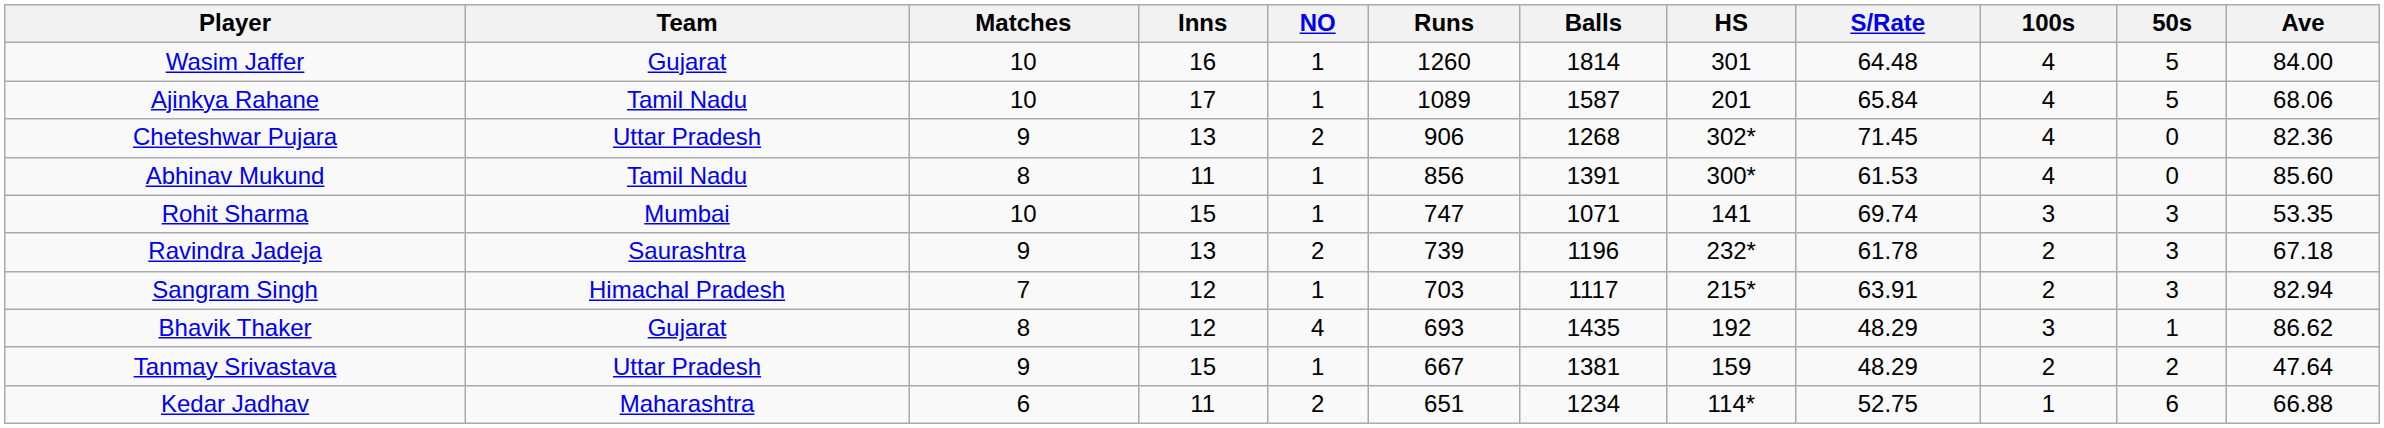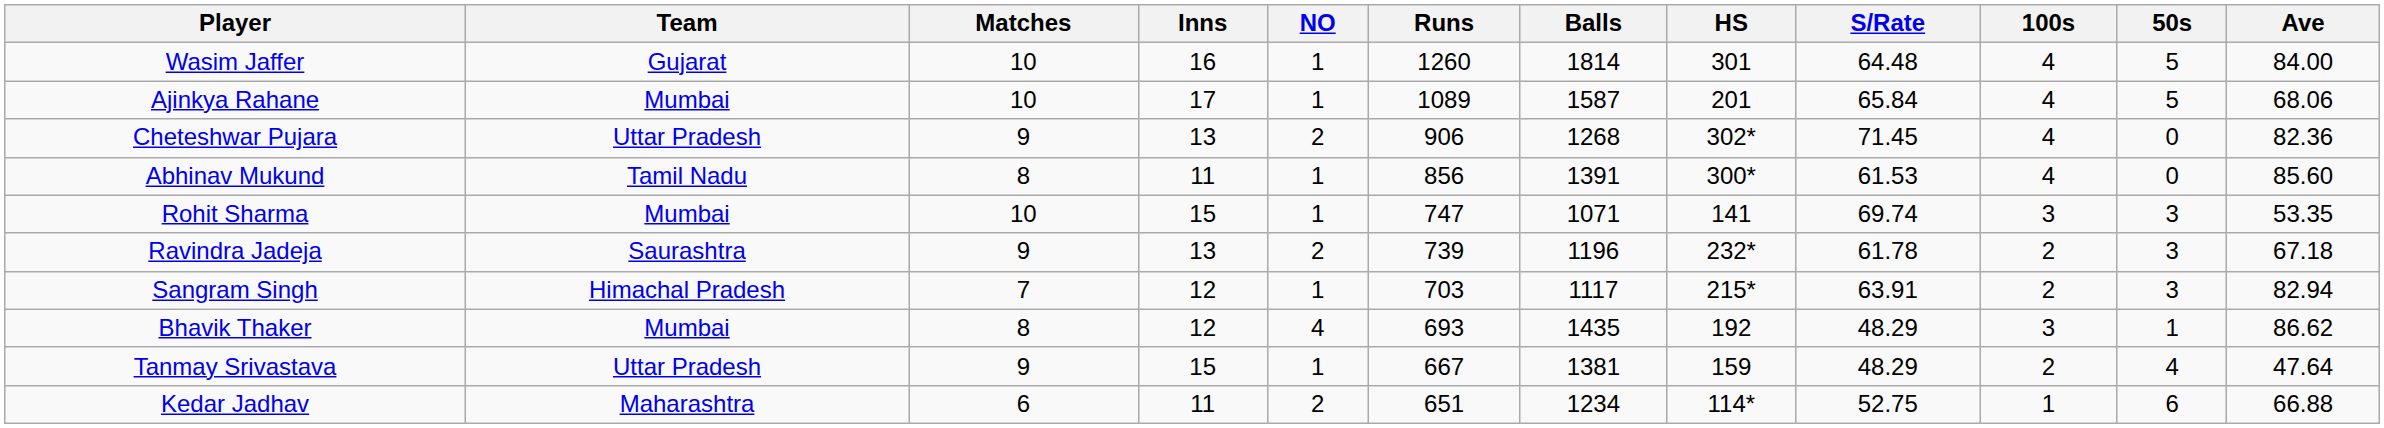(687, 99) Tamil Nadu -> (687, 99) Mumbai
(687, 328) Gujarat -> (687, 328) Mumbai
(2172, 366) 2 -> (2172, 366) 4
